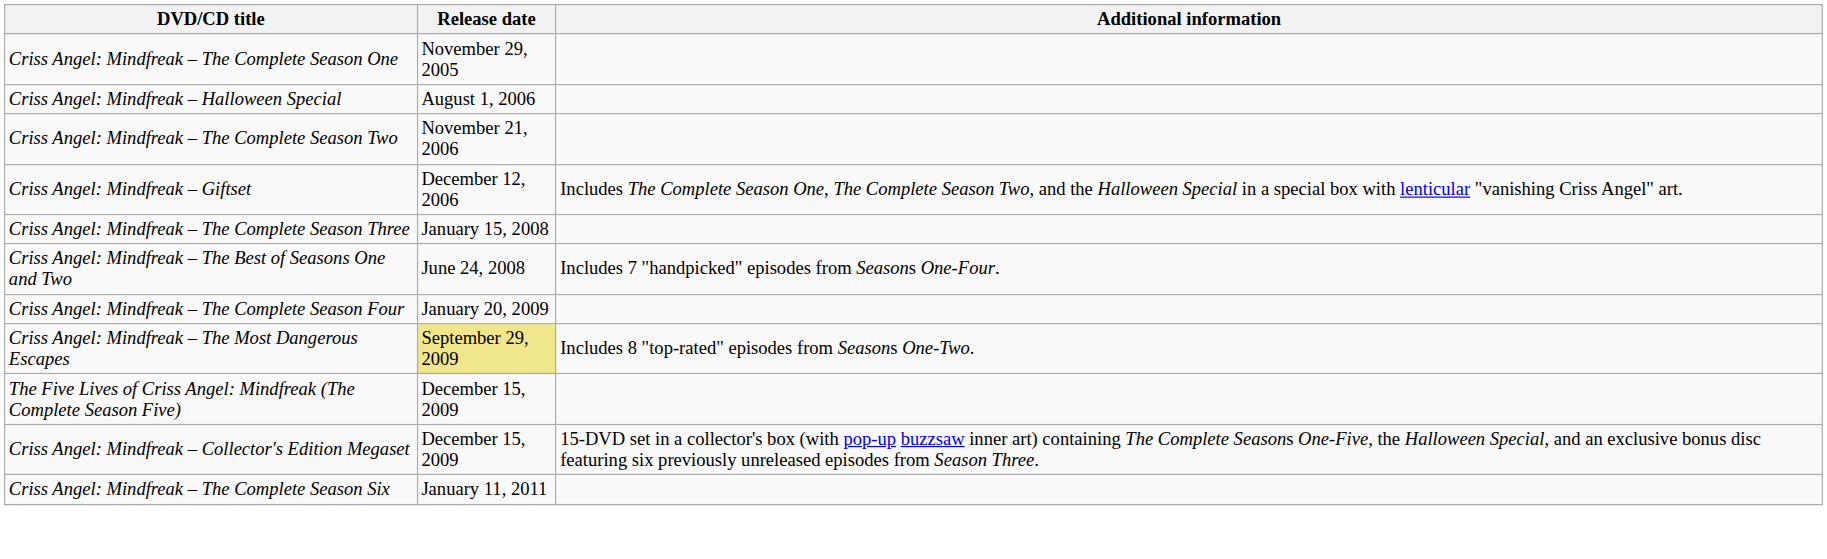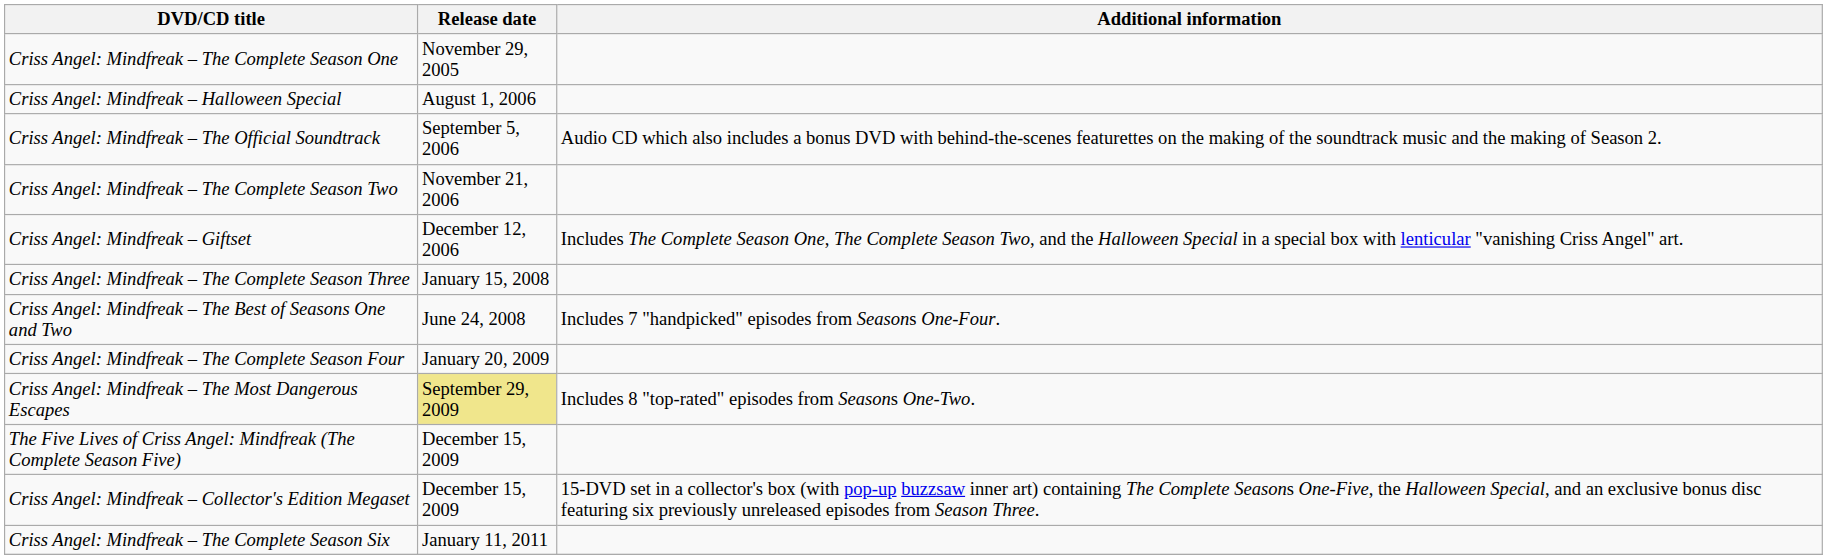+ row: (194, 138)
